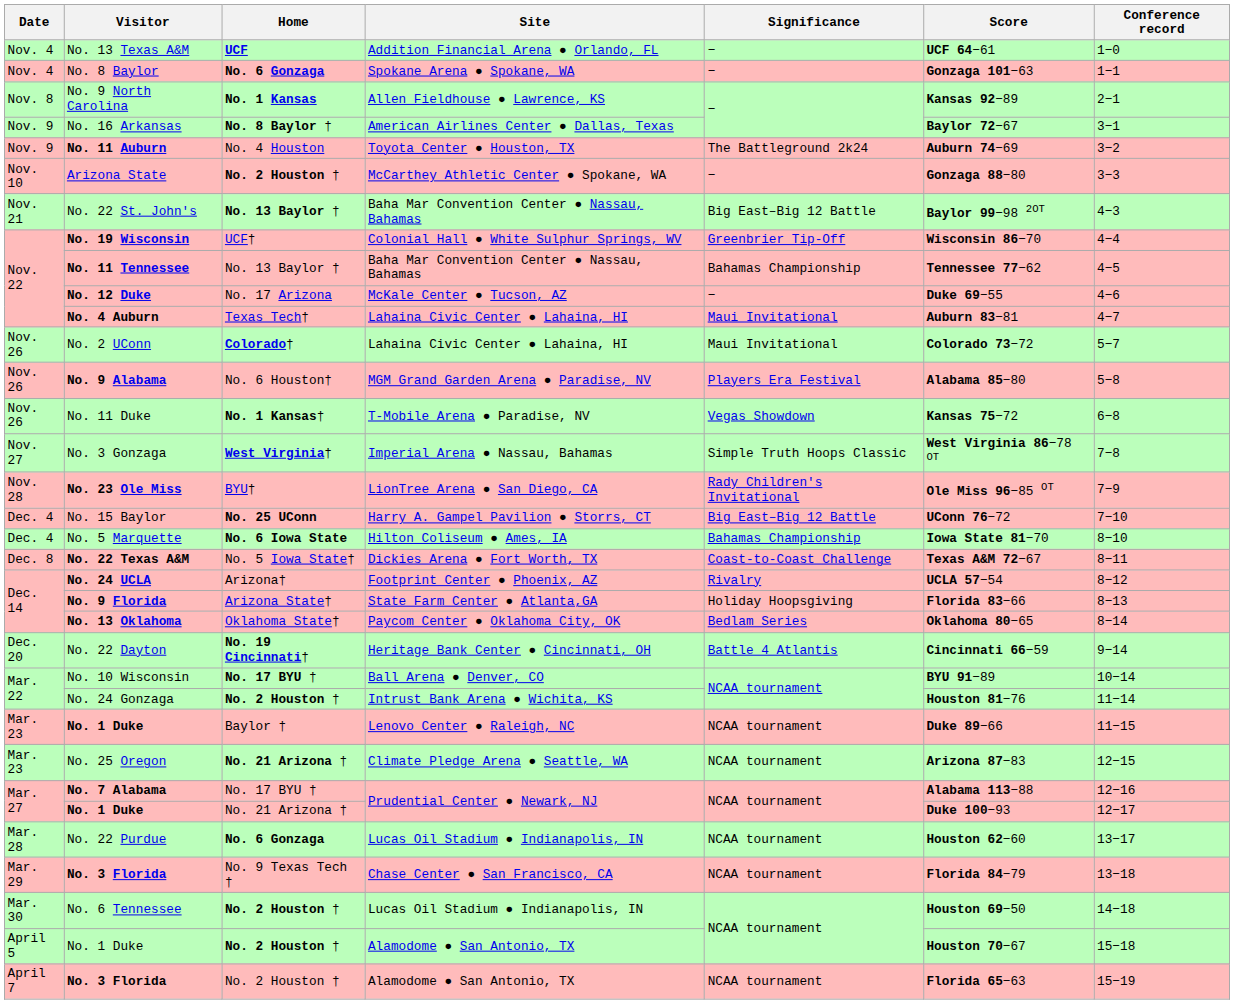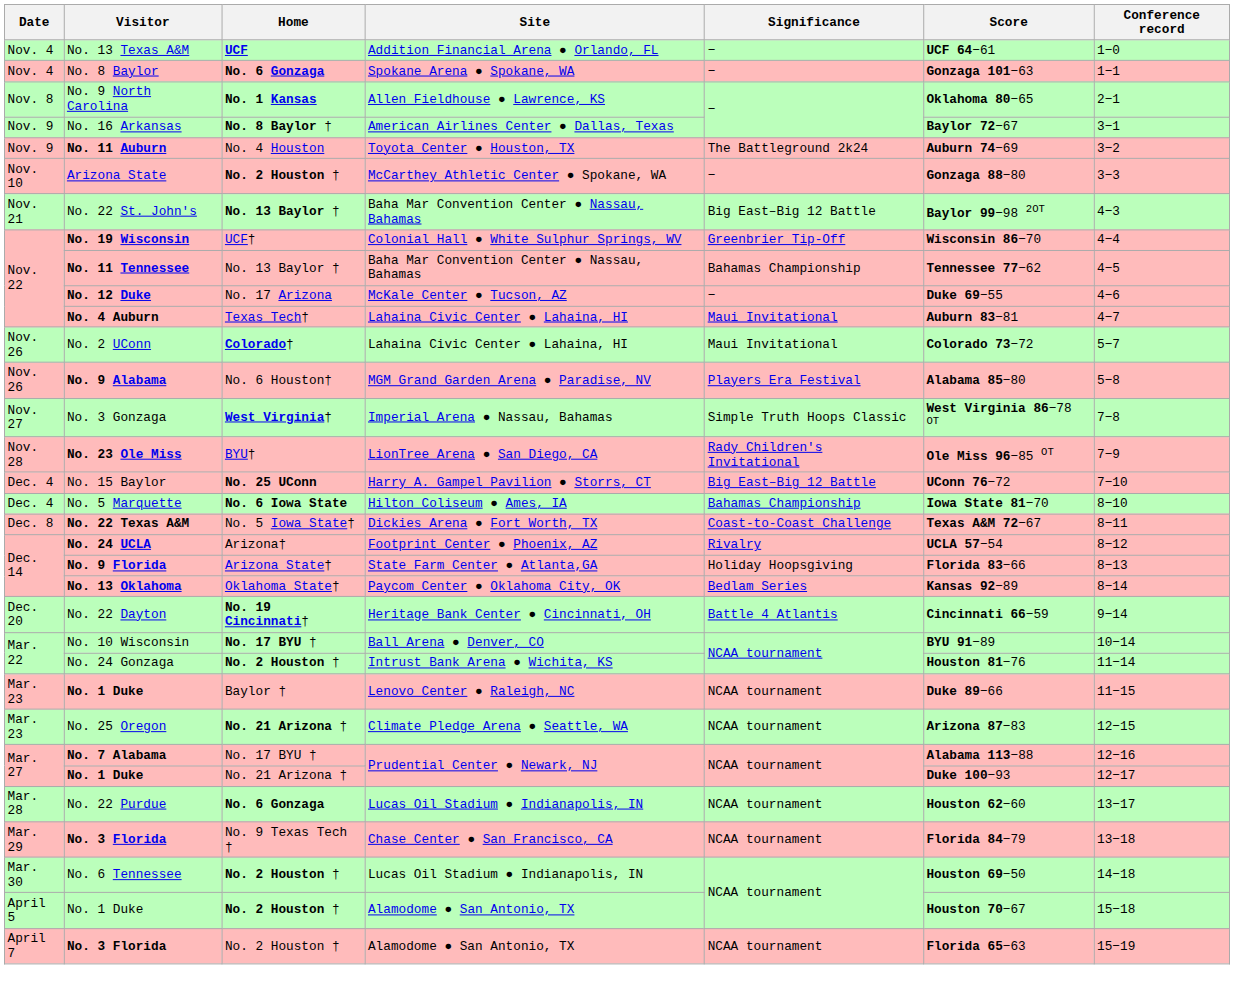(972, 99) Kansas 92−89 -> (980, 99) Oklahoma 80−65
- row: (109, 416)
(980, 622) Oklahoma 80−65 -> (972, 586) Kansas 92−89
